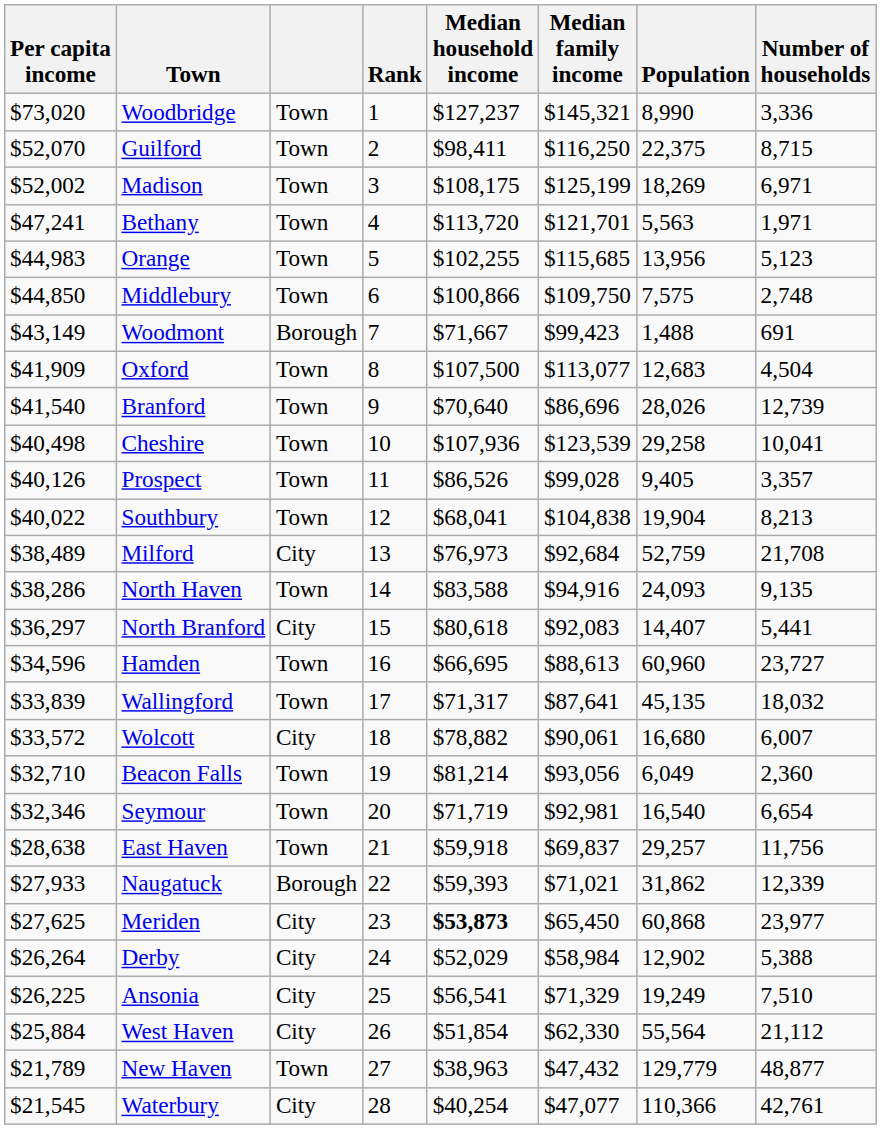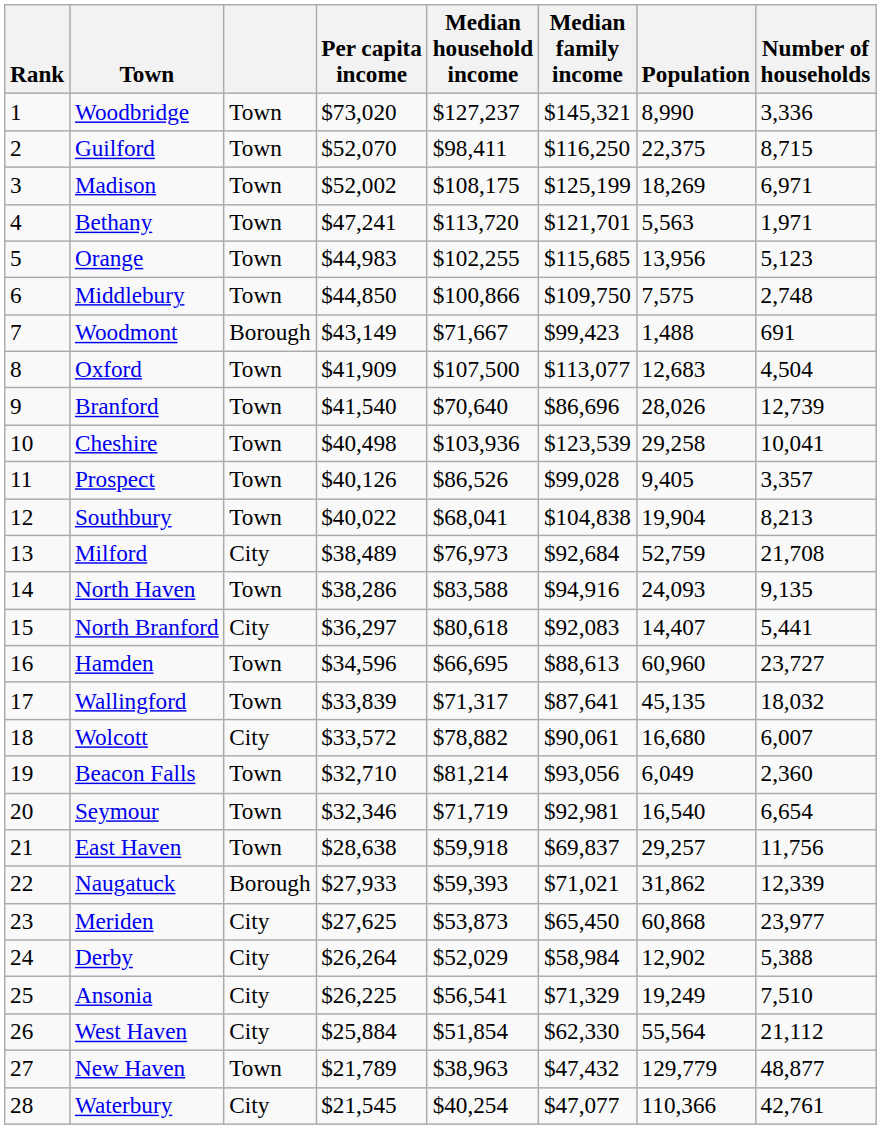columns swapped: (395, 75) <-> (60, 62)
(476, 443) $107,936 -> (476, 443) $103,936
(470, 921) bold -> (470, 921) normal
